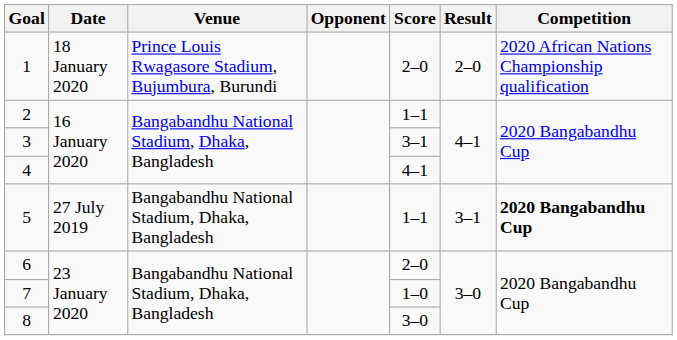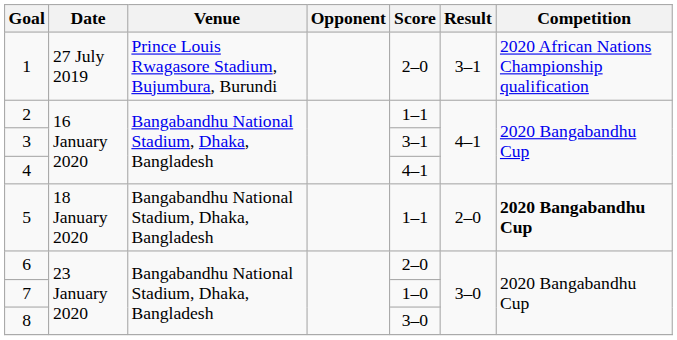(80, 66) 18 January 2020 -> (79, 66) 27 July 2019
(468, 66) 2–0 -> (468, 66) 3–1
(79, 217) 27 July 2019 -> (80, 217) 18 January 2020
(468, 217) 3–1 -> (468, 217) 2–0
